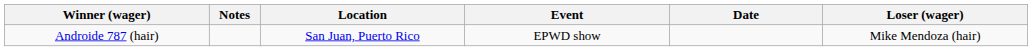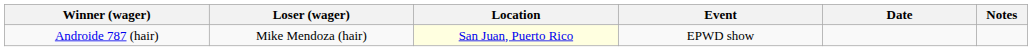columns swapped: (925, 14) <-> (235, 14)
(362, 35) no background -> (516, 35) lightyellow background
